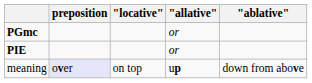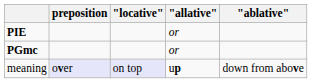rows swapped: (17, 50) <-> (22, 31)
(127, 68) no background -> (127, 68) lavender background
